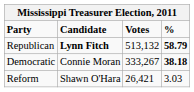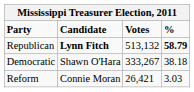(90, 62) Connie Moran -> (90, 62) Shawn O'Hara
(176, 62) bold -> (176, 62) normal
(90, 78) Shawn O'Hara -> (90, 78) Connie Moran
